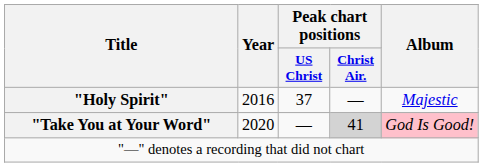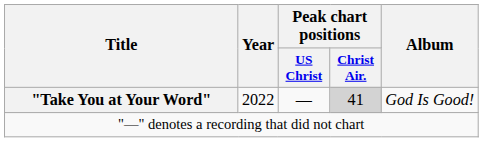- row: (121, 99)
(258, 125) 2020 -> (258, 99) 2022
(430, 125) pink background -> (430, 99) no background
